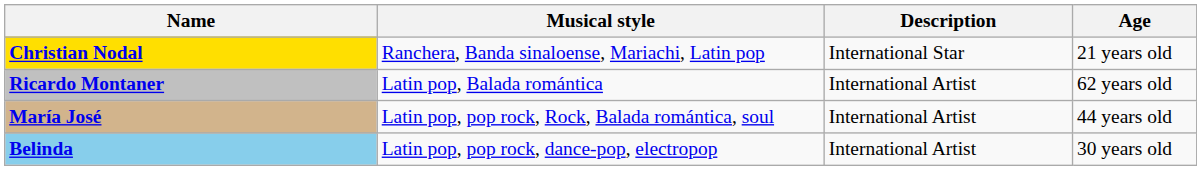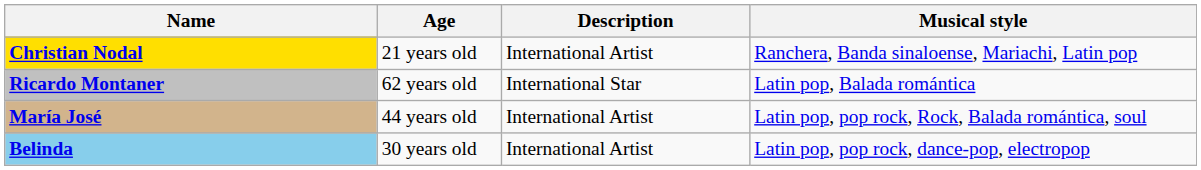columns swapped: (1135, 20) <-> (601, 20)
(896, 52) International Star -> (580, 52) International Artist
(902, 85) International Artist -> (574, 85) International Star
